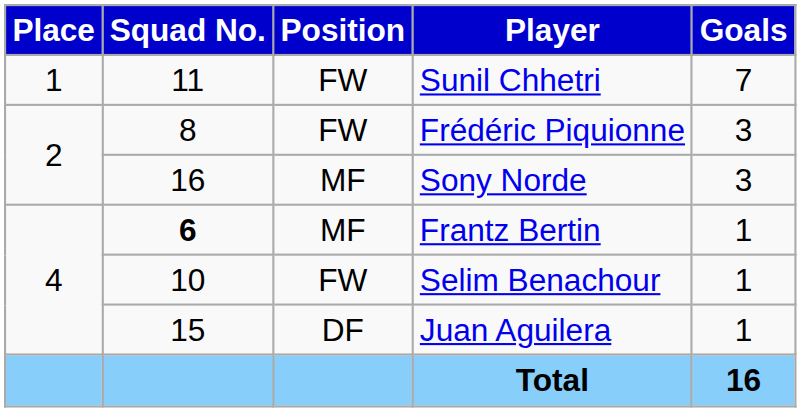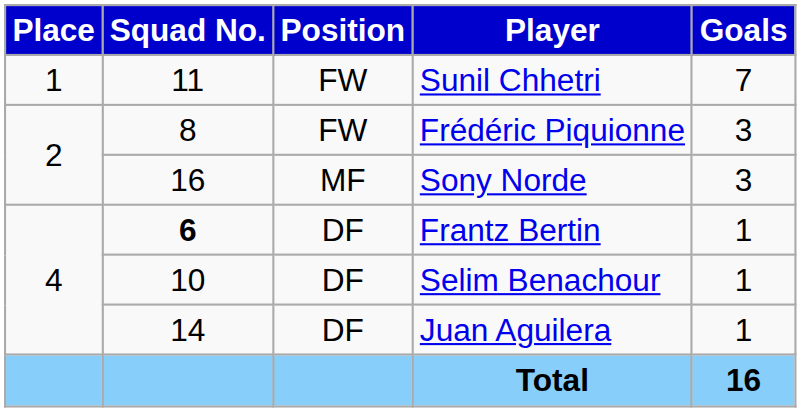(343, 230) MF -> (343, 230) DF
(343, 281) FW -> (343, 281) DF
(188, 331) 15 -> (188, 331) 14
